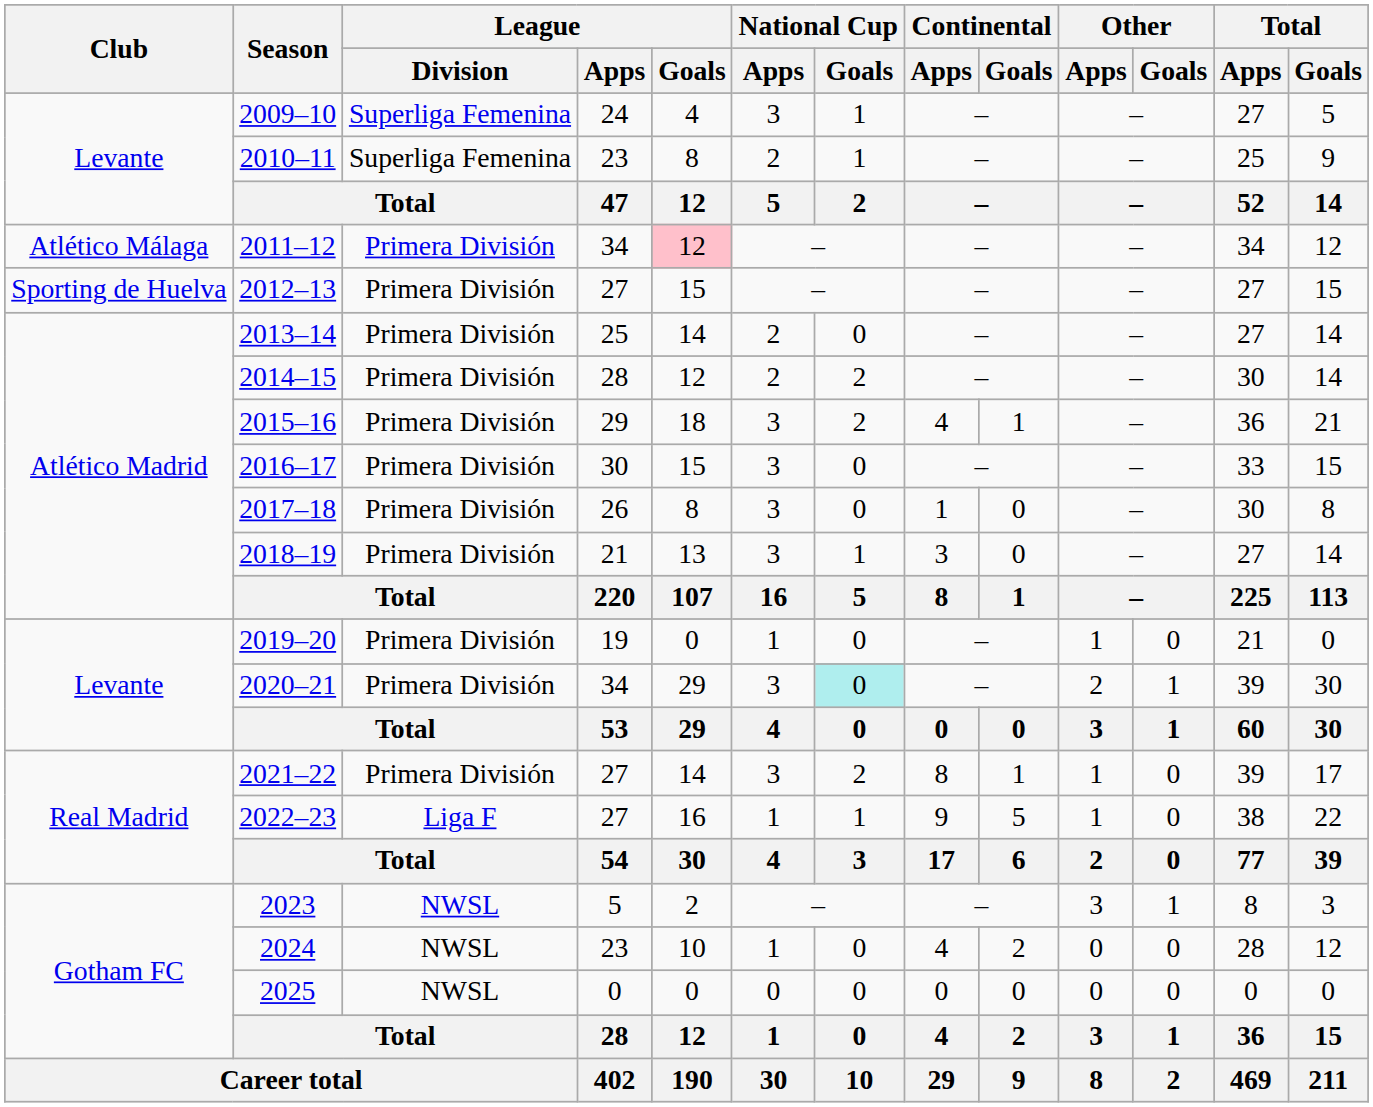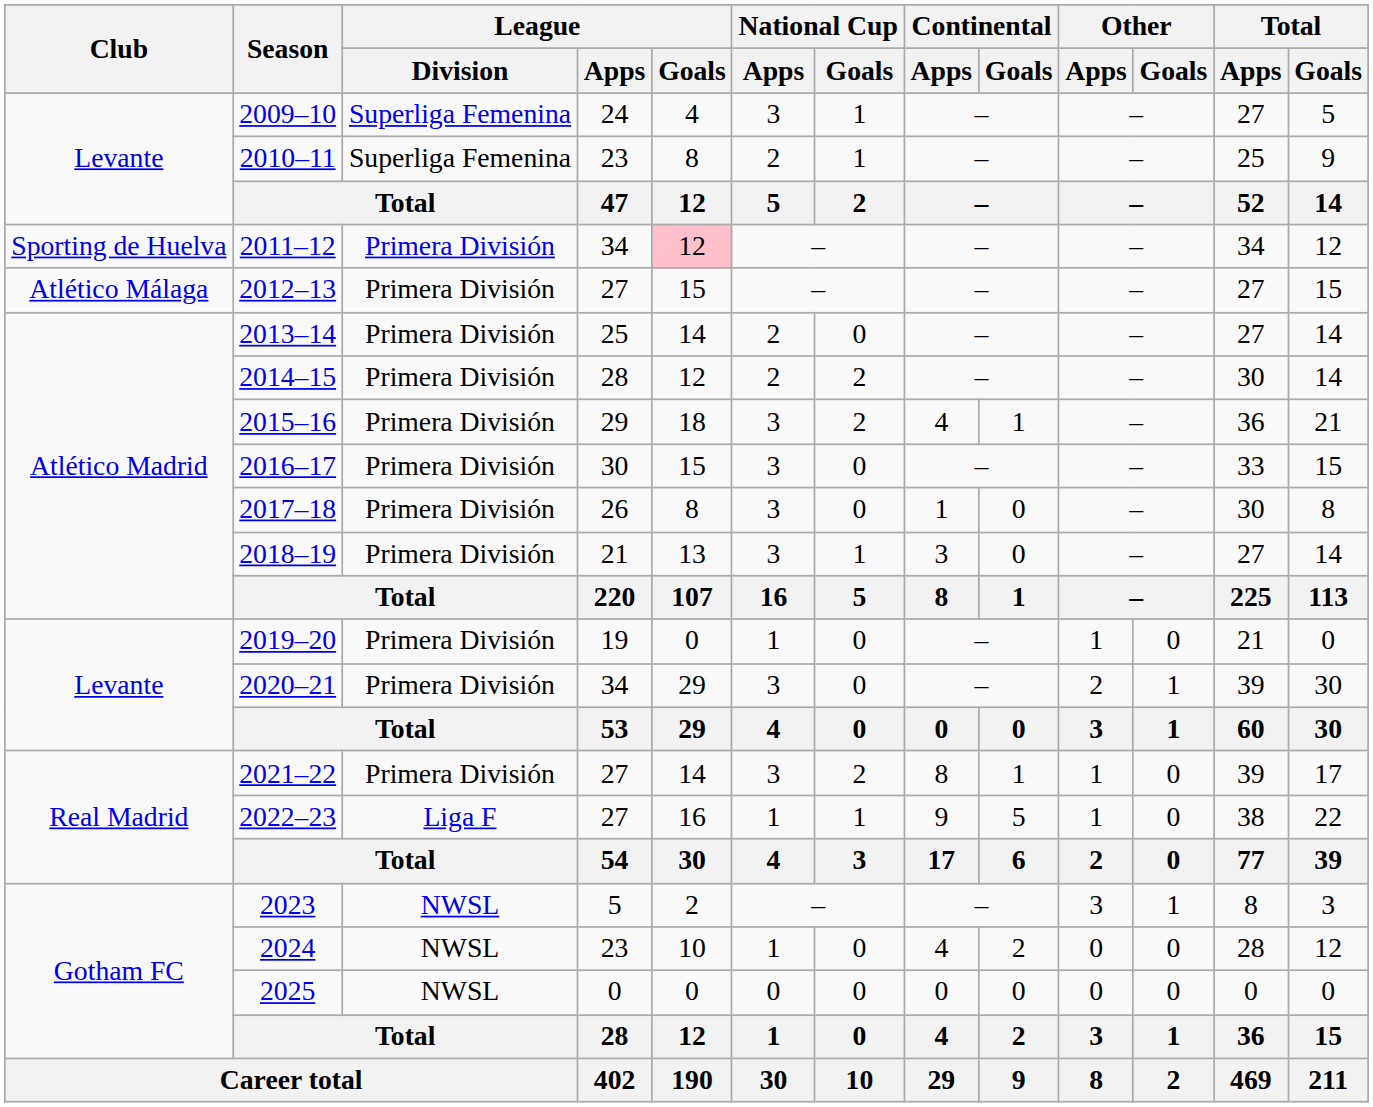(119, 245) Atlético Málaga -> (119, 245) Sporting de Huelva
(119, 289) Sporting de Huelva -> (119, 289) Atlético Málaga
(859, 684) paleturquoise background -> (859, 684) no background
